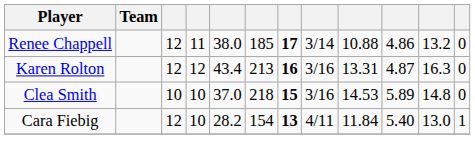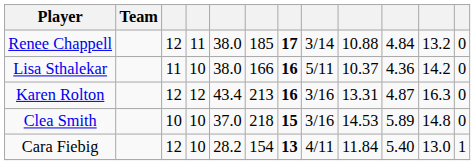(400, 43) 4.86 -> (400, 43) 4.84
+ row: (60, 69)
